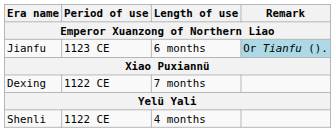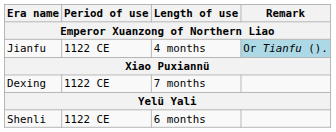(87, 48) 1123 CE -> (87, 48) 1122 CE
(180, 48) 6 months -> (180, 48) 4 months
(180, 119) 4 months -> (180, 119) 6 months
